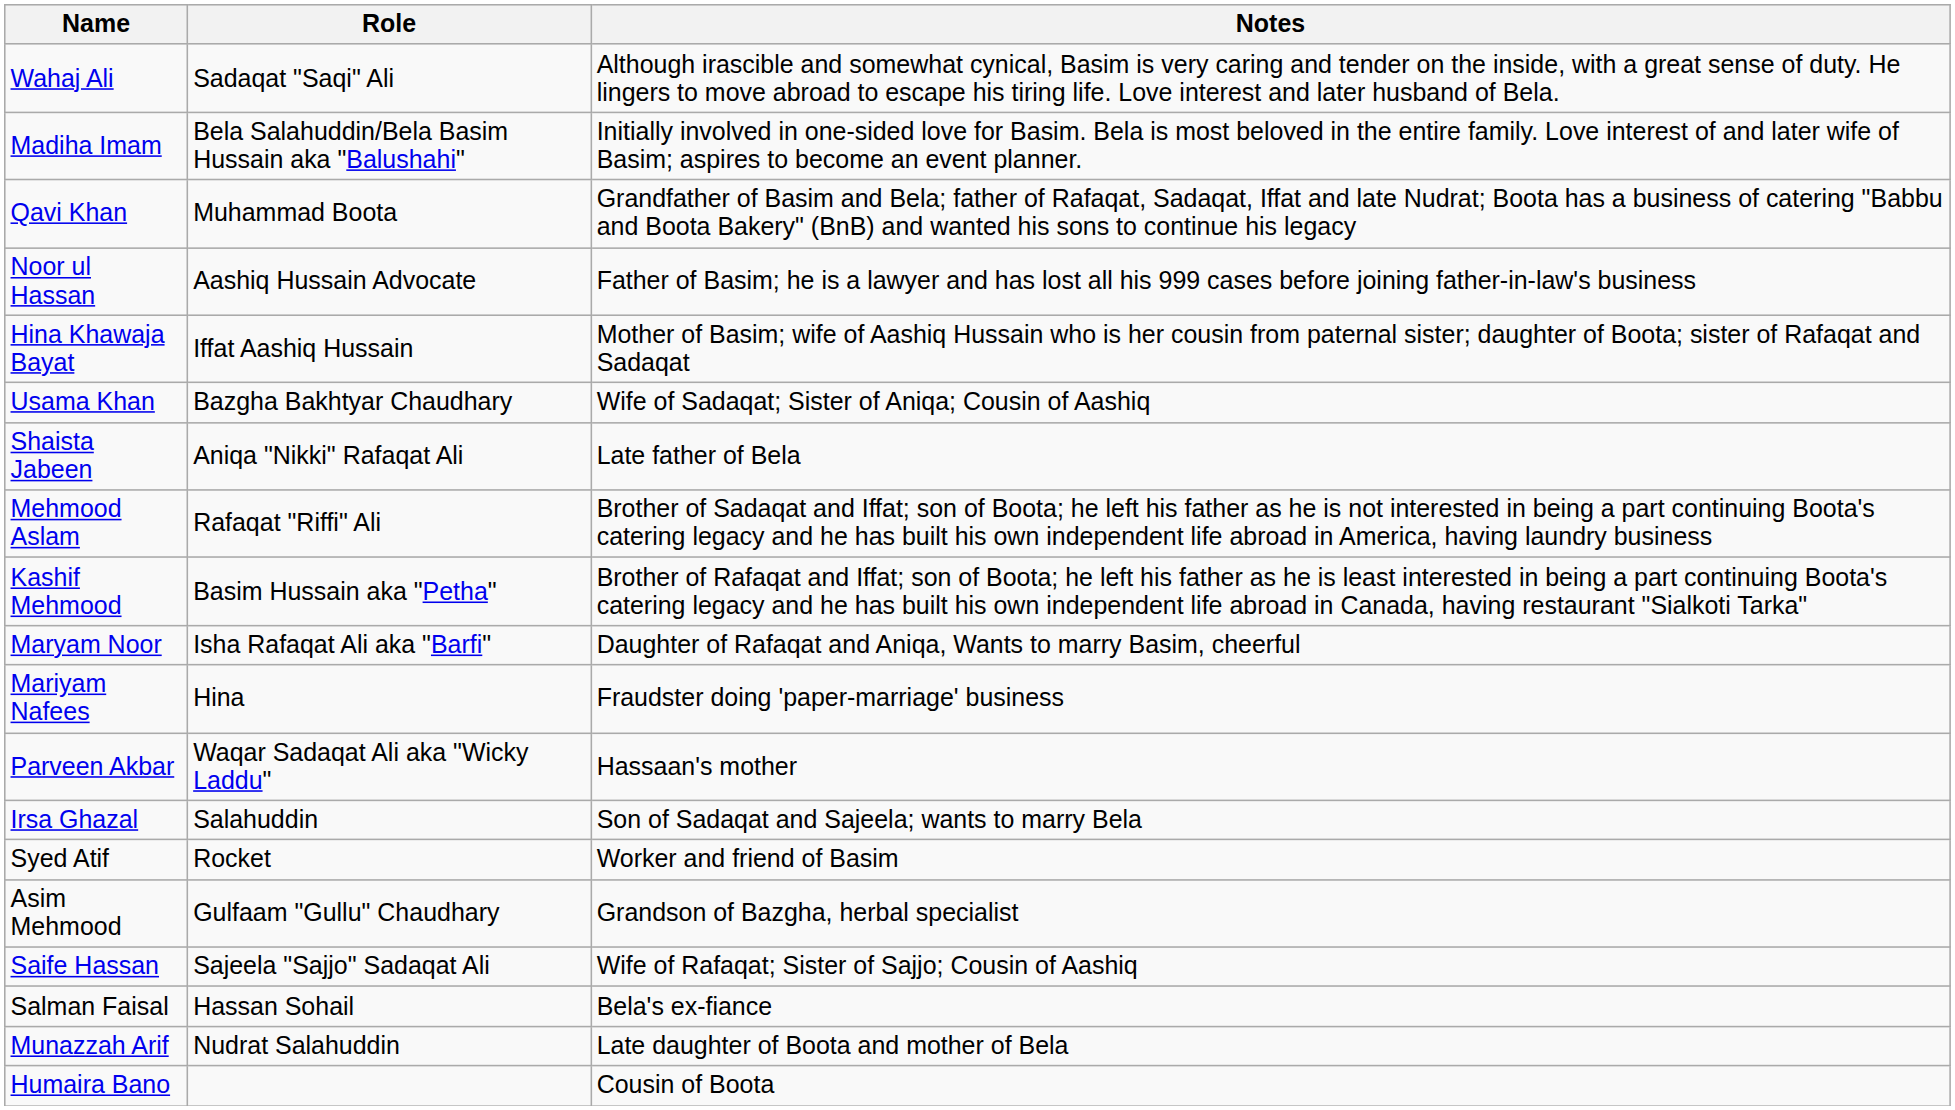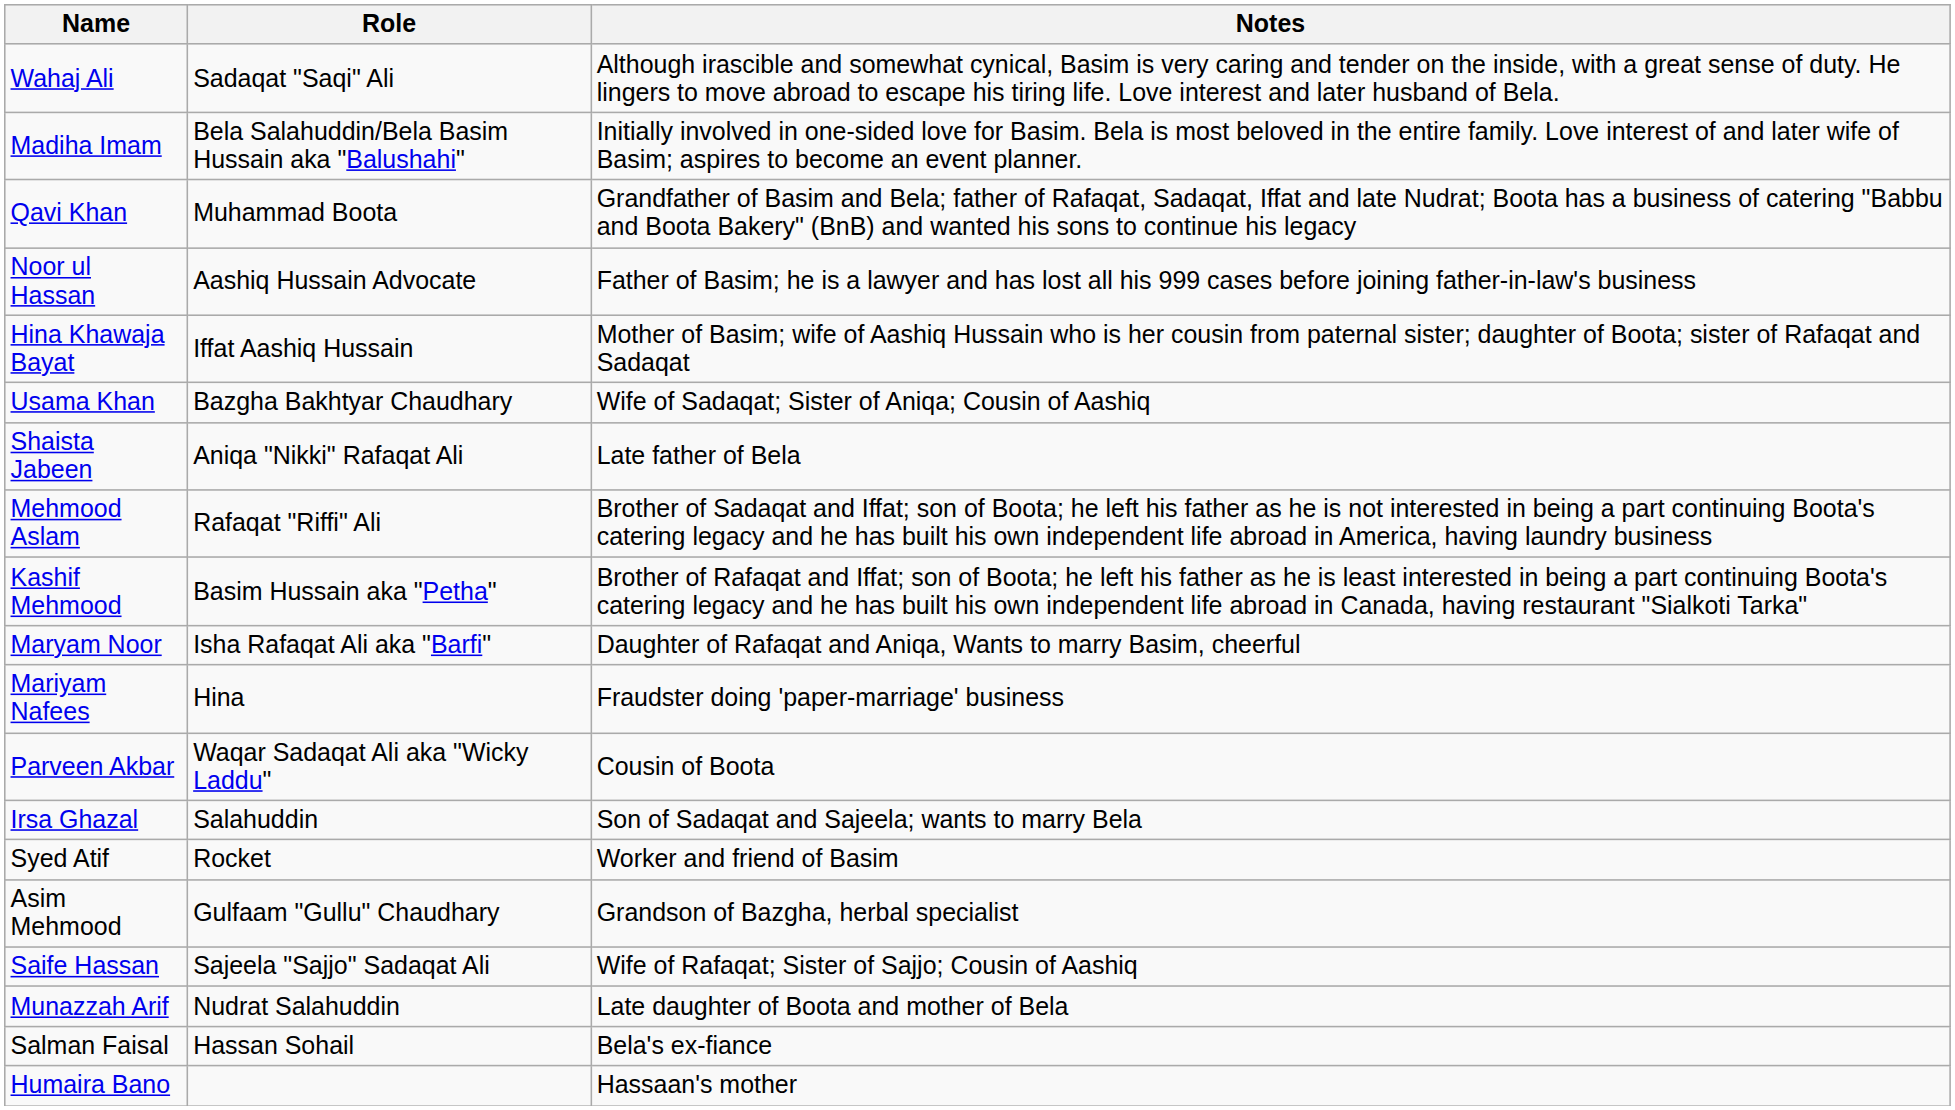(697, 766) Hassaan's mother -> (685, 766) Cousin of Boota
rows swapped: (90, 1045) <-> (90, 1006)
(685, 1085) Cousin of Boota -> (697, 1085) Hassaan's mother
